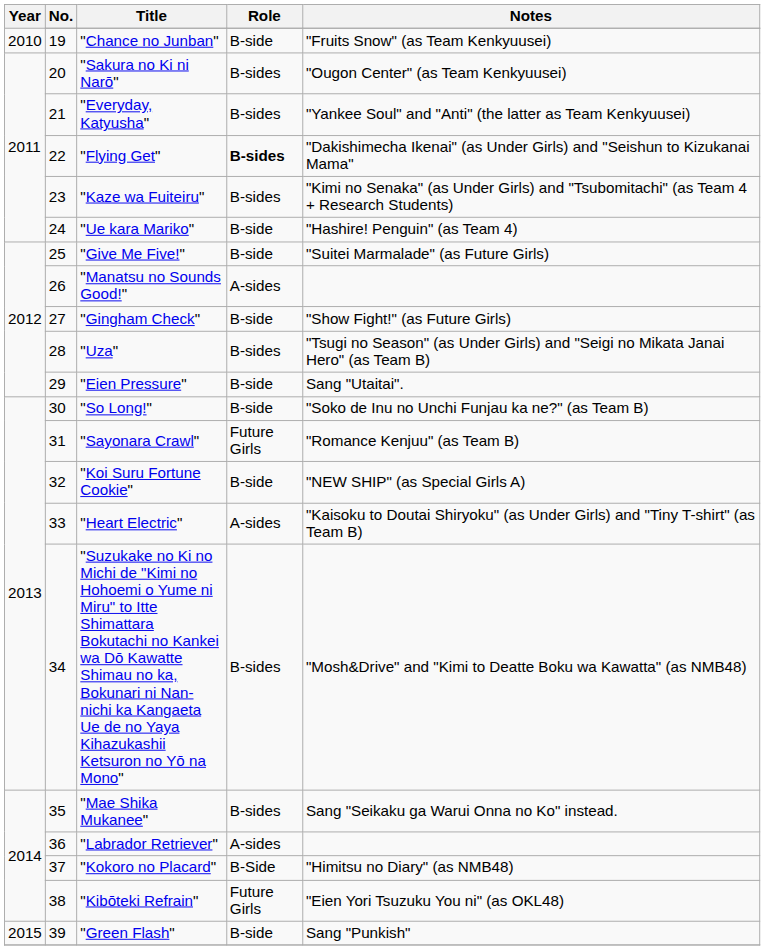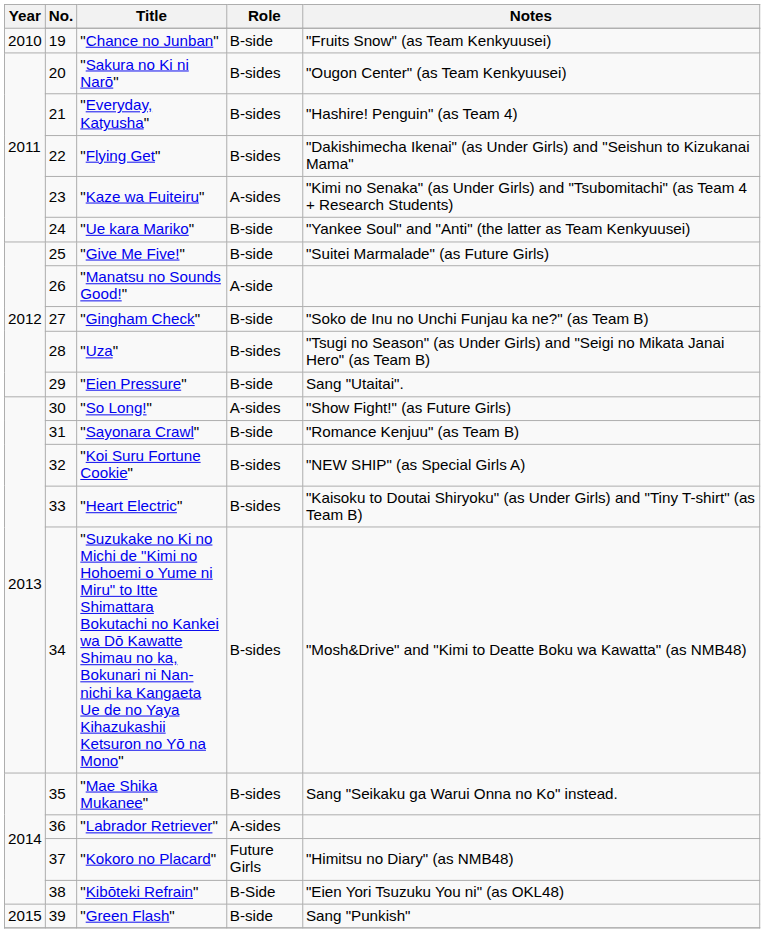(498, 114) "Yankee Soul" and "Anti" (the latter as Team Kenkyuusei) -> (412, 114) "Hashire! Penguin" (as Team 4)
(257, 155) bold -> (255, 155) normal
(255, 196) B-sides -> (255, 196) A-sides
(412, 229) "Hashire! Penguin" (as Team 4) -> (498, 229) "Yankee Soul" and "Anti" (the latter as Team Kenkyuusei)
(255, 286) A-sides -> (251, 286) A-side
(408, 319) "Show Fight!" (as Future Girls) -> (477, 319) "Soko de Inu no Unchi Funjau ka ne?" (as Team B)
(251, 408) B-side -> (255, 408) A-sides
(477, 408) "Soko de Inu no Unchi Funjau ka ne?" (as Team B) -> (408, 408) "Show Fight!" (as Future Girls)
(252, 441) Future Girls -> (251, 432) B-side
(251, 482) B-side -> (255, 465) B-sides
(255, 523) A-sides -> (255, 506) B-sides
(253, 867) B-Side -> (252, 859) Future Girls
(252, 900) Future Girls -> (253, 891) B-Side
